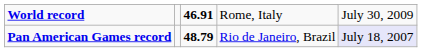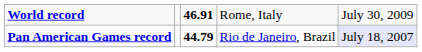(199, 36) 48.79 -> (199, 36) 44.79
